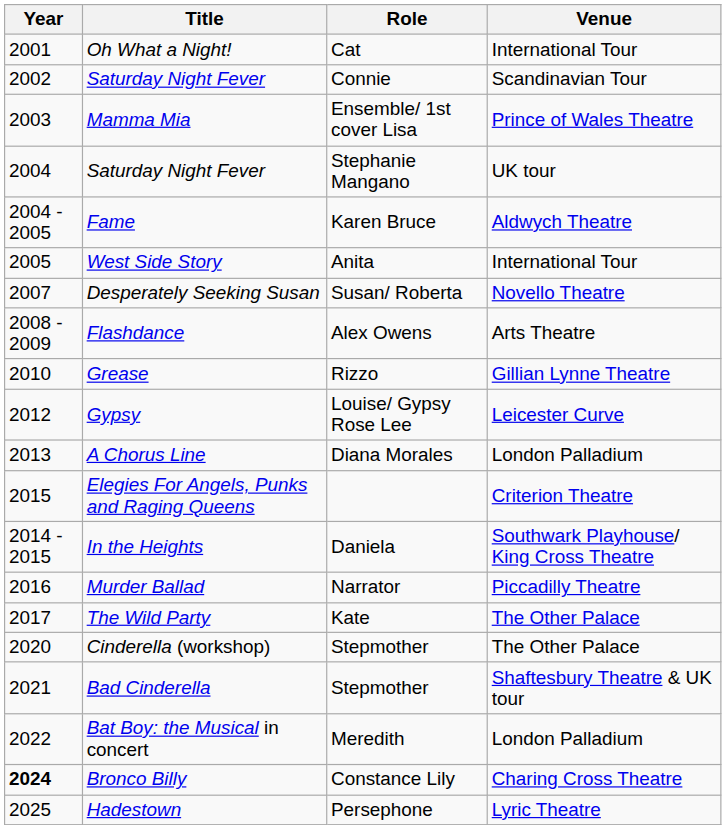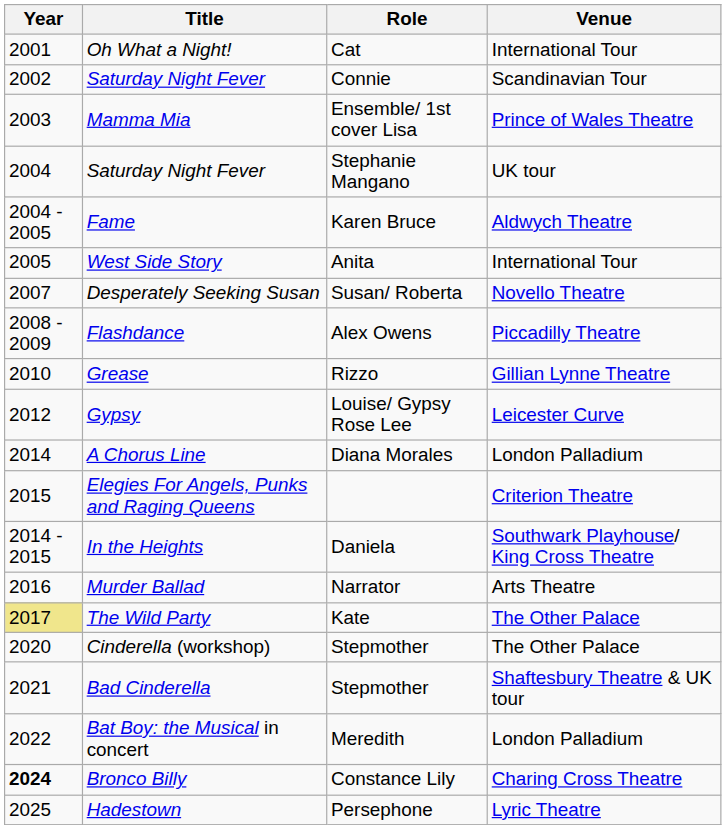(543, 333) Arts Theatre -> (566, 333) Piccadilly Theatre
(30, 455) 2013 -> (30, 455) 2014
(566, 587) Piccadilly Theatre -> (543, 587) Arts Theatre
(30, 617) no background -> (30, 617) khaki background
